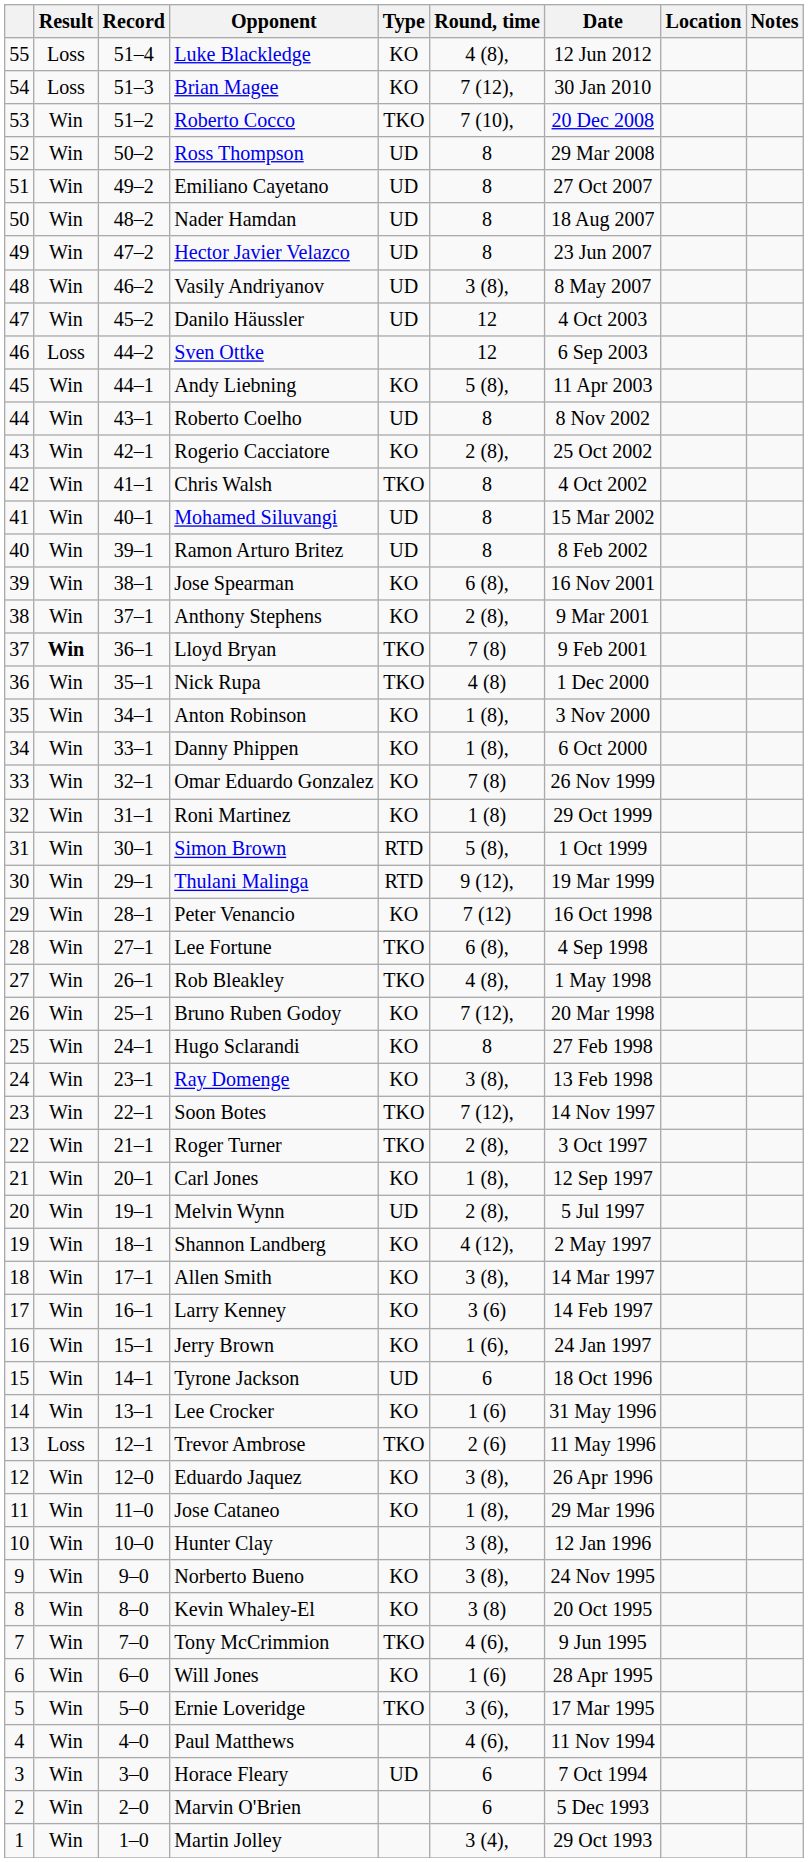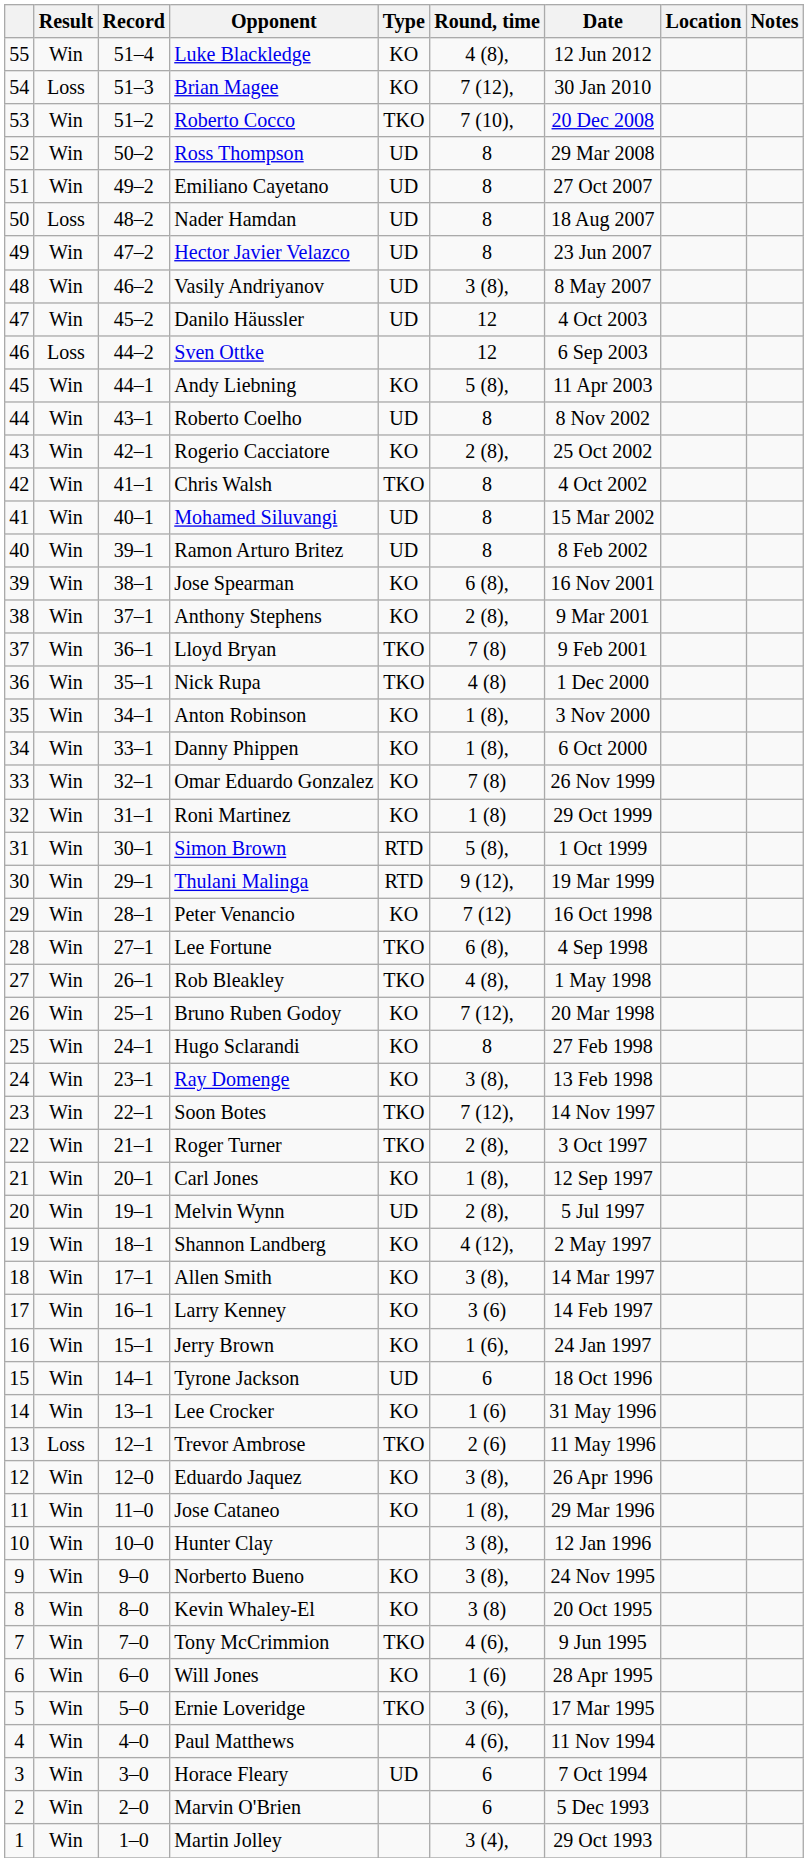(66, 54) Loss -> (66, 54) Win
(66, 219) Win -> (66, 219) Loss
(66, 649) bold -> (66, 649) normal
